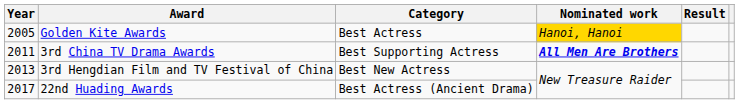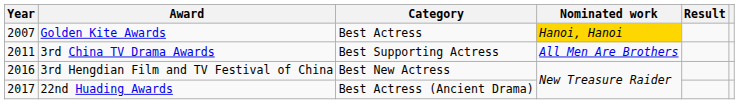(21, 33) 2005 -> (21, 33) 2007
(609, 52) bold -> (609, 52) normal
(21, 70) 2013 -> (21, 70) 2016
